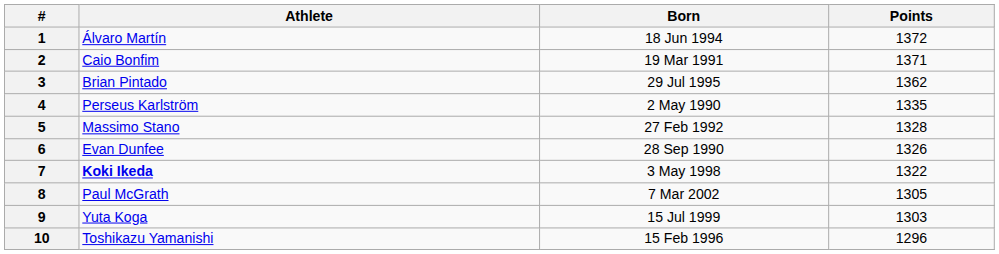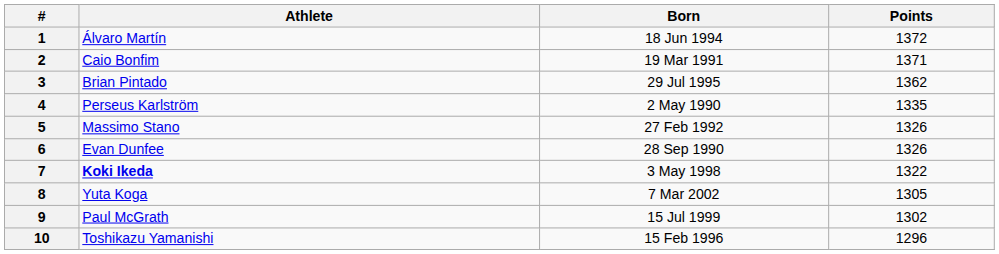(911, 128) 1328 -> (911, 128) 1326
(125, 194) Paul McGrath -> (115, 194) Yuta Koga
(115, 217) Yuta Koga -> (125, 217) Paul McGrath
(911, 217) 1303 -> (911, 217) 1302
